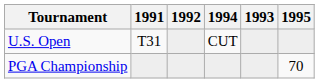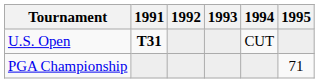columns swapped: (259, 16) <-> (223, 16)
(149, 41) normal -> (149, 41) bold
(296, 66) 70 -> (296, 66) 71
